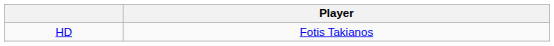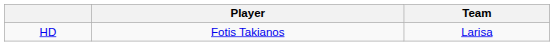+ column: (477, 13)
